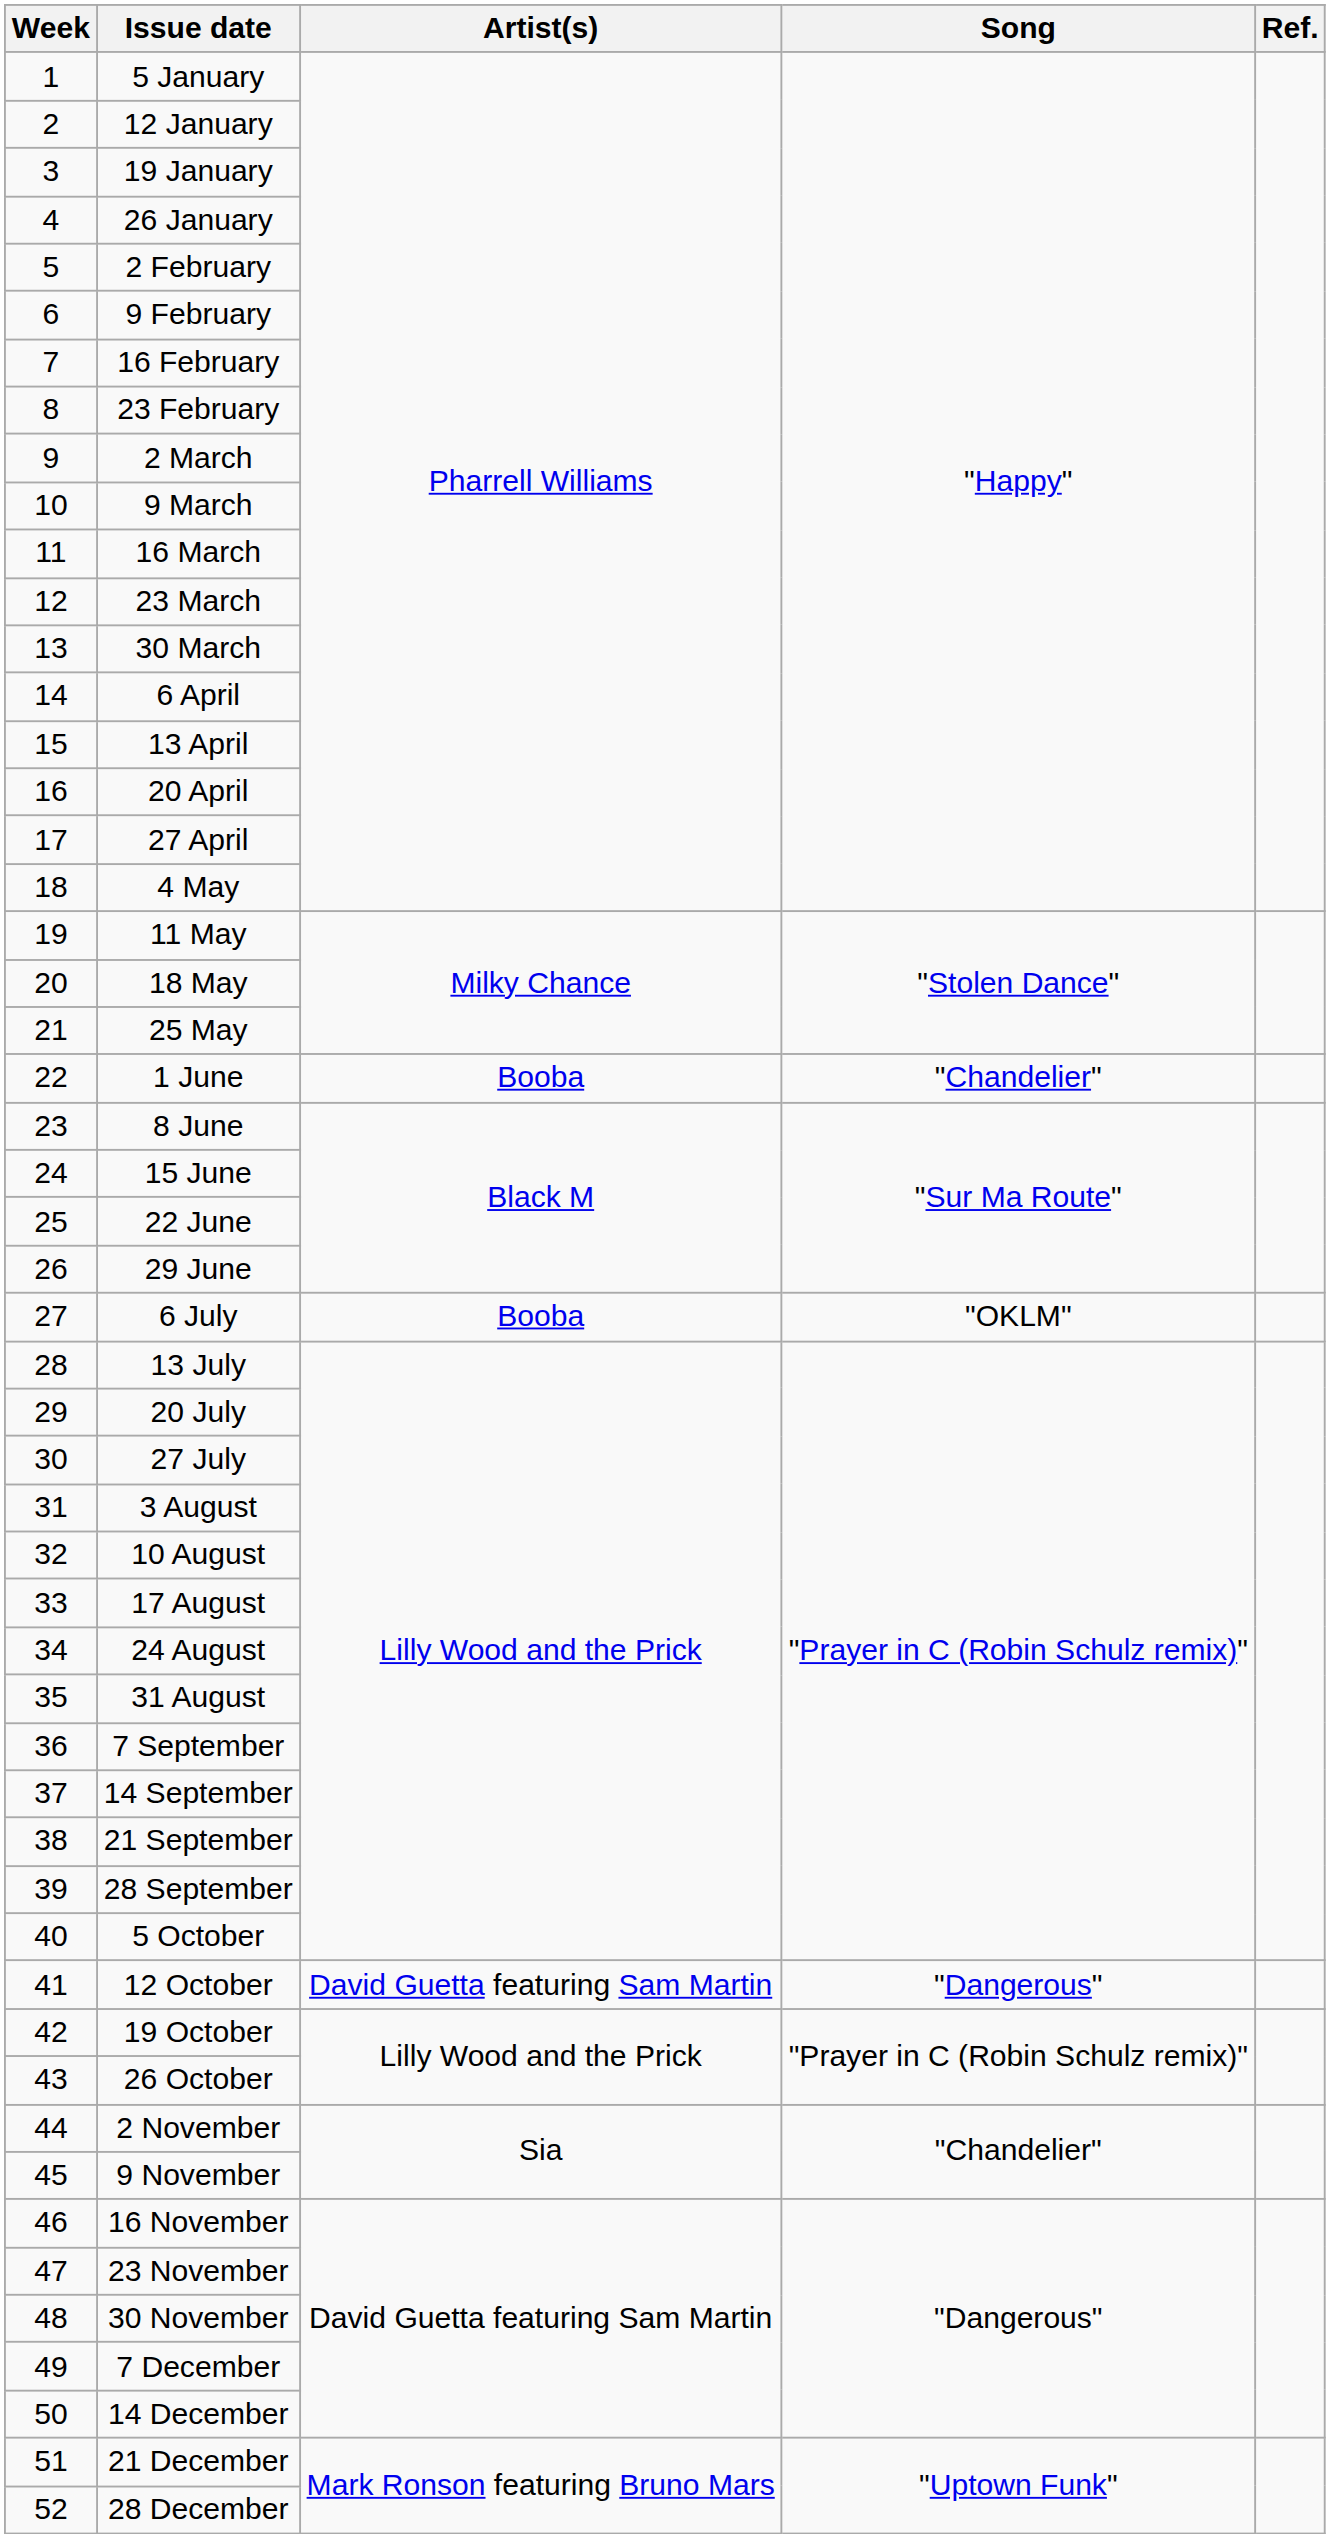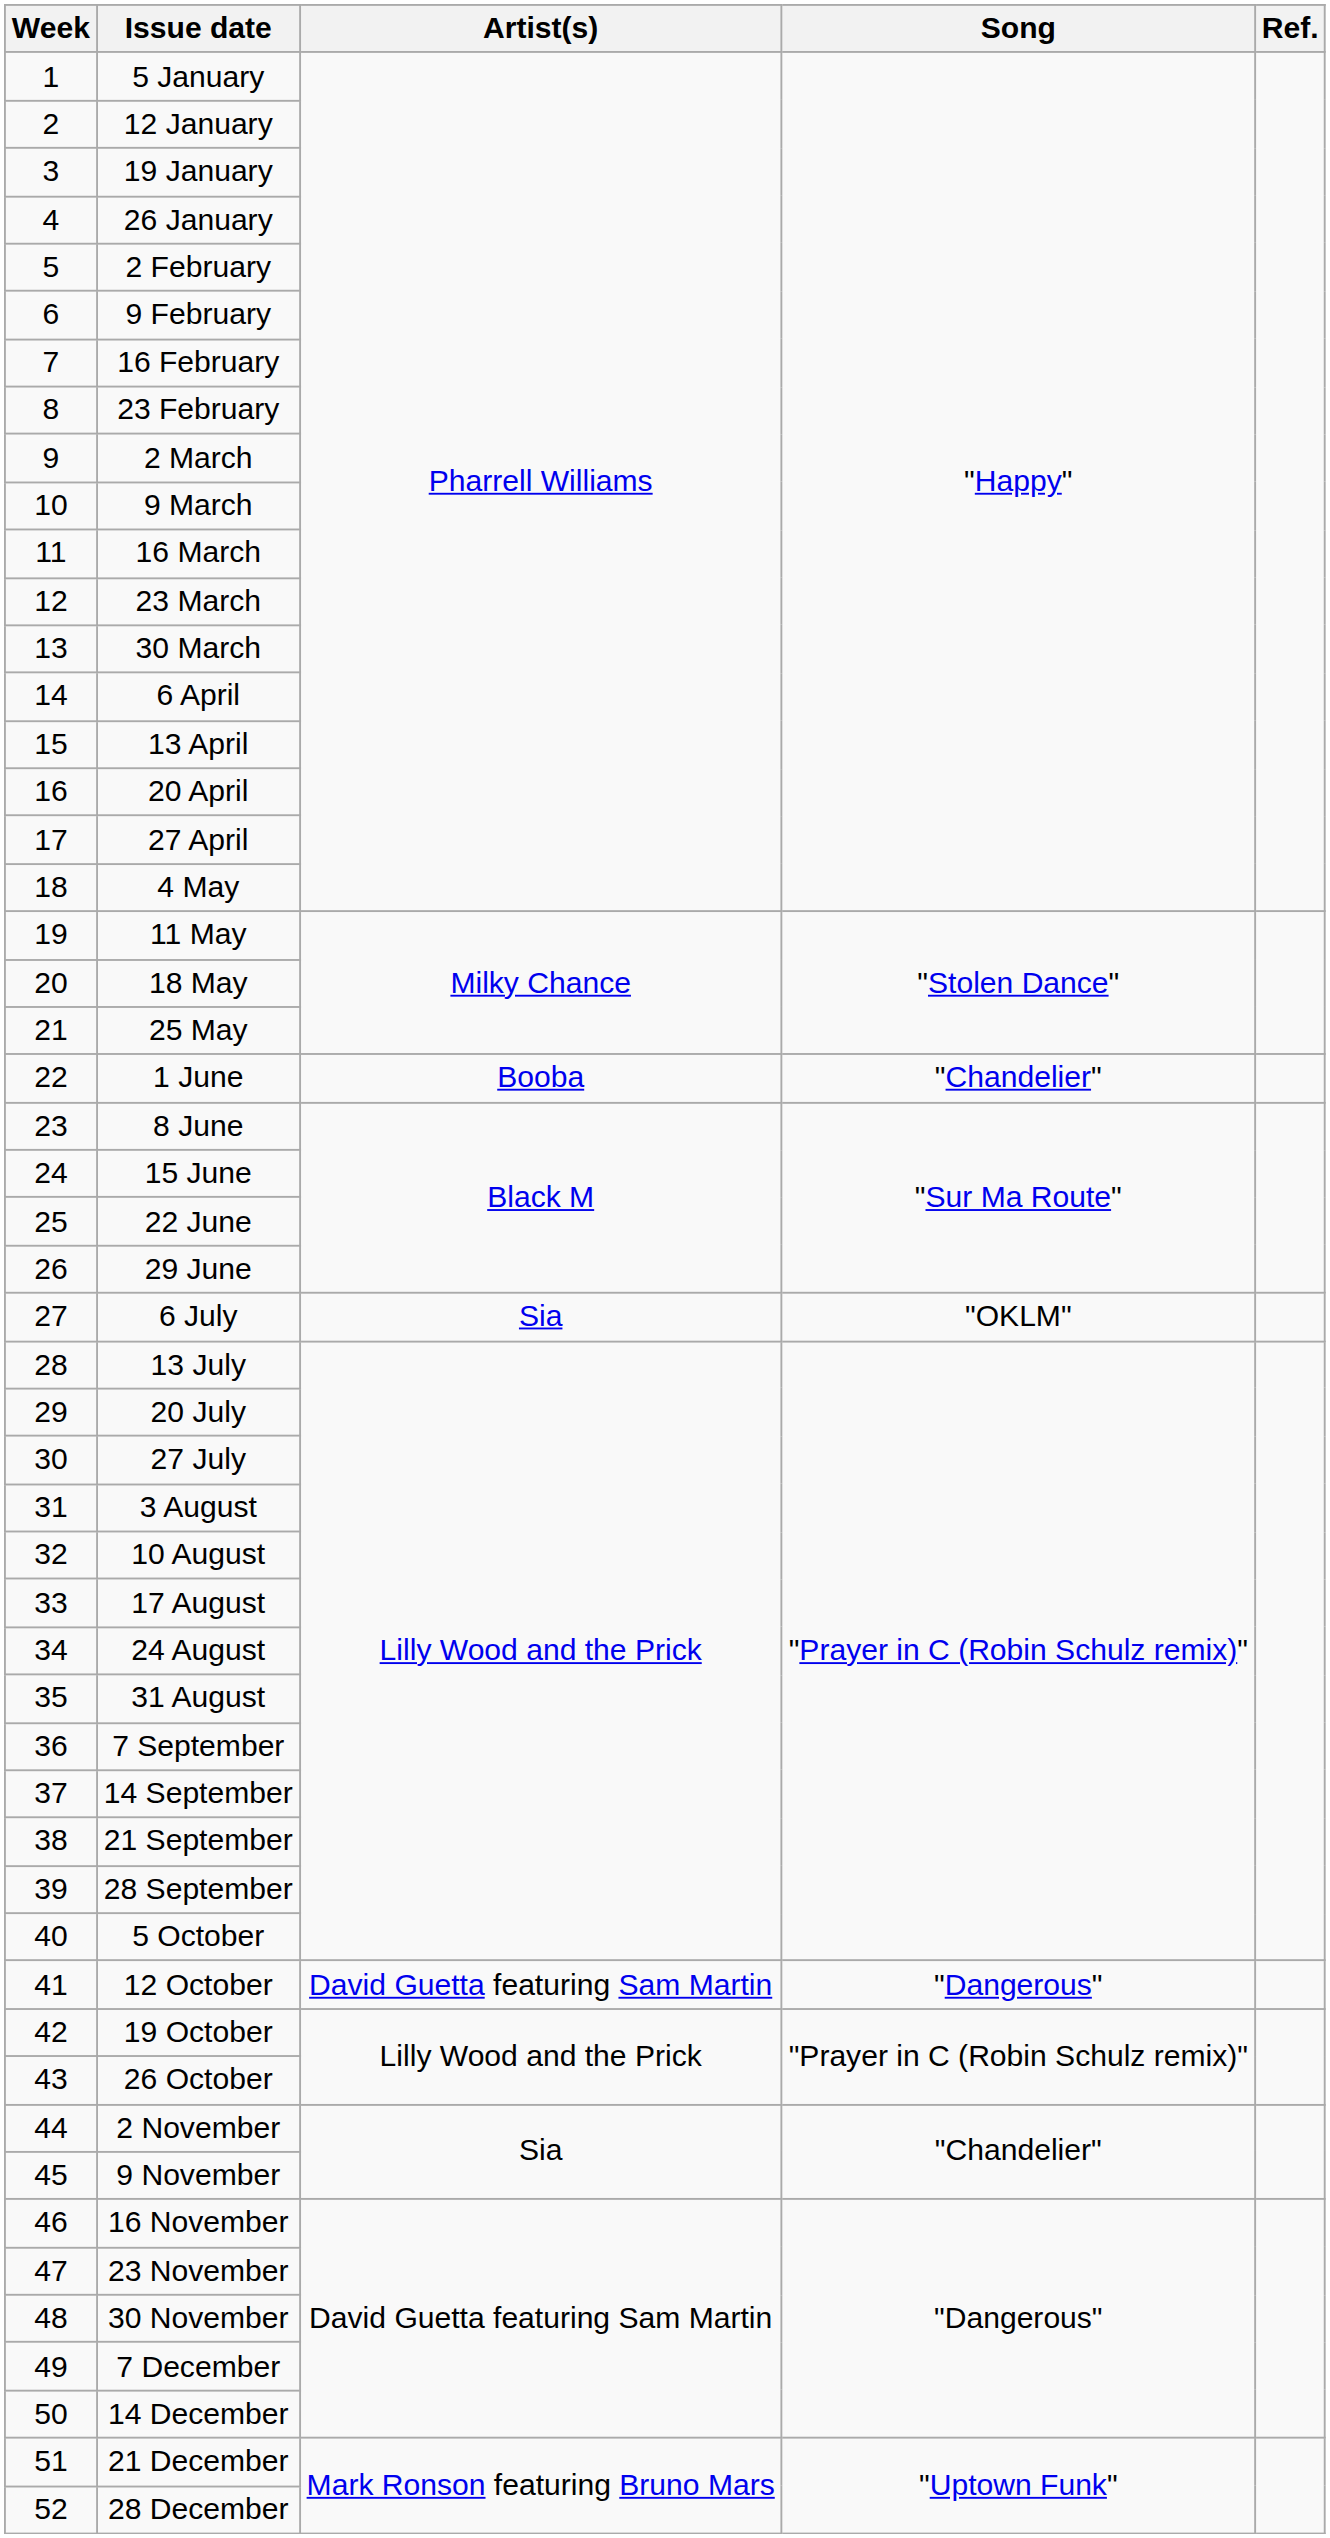(541, 1316) Booba -> (541, 1316) Sia
